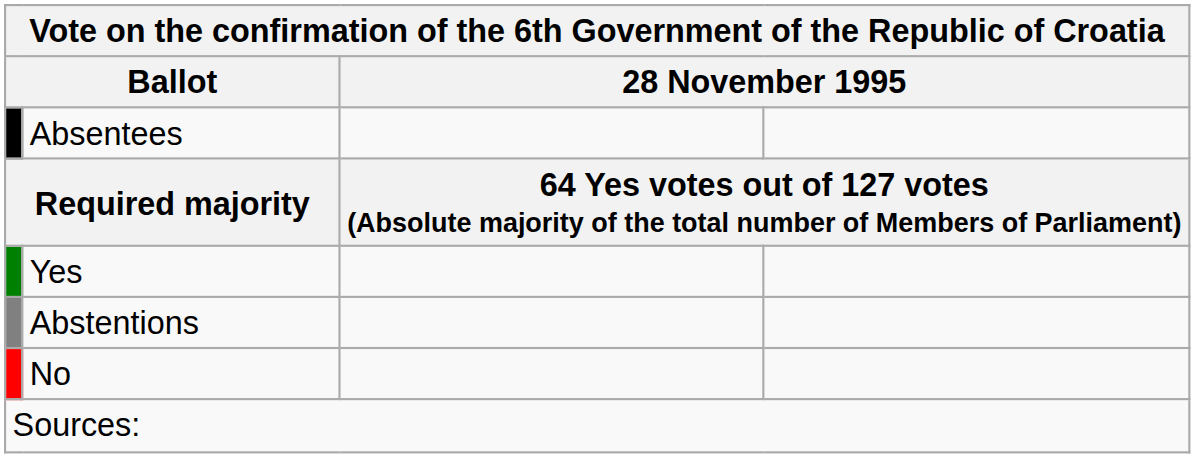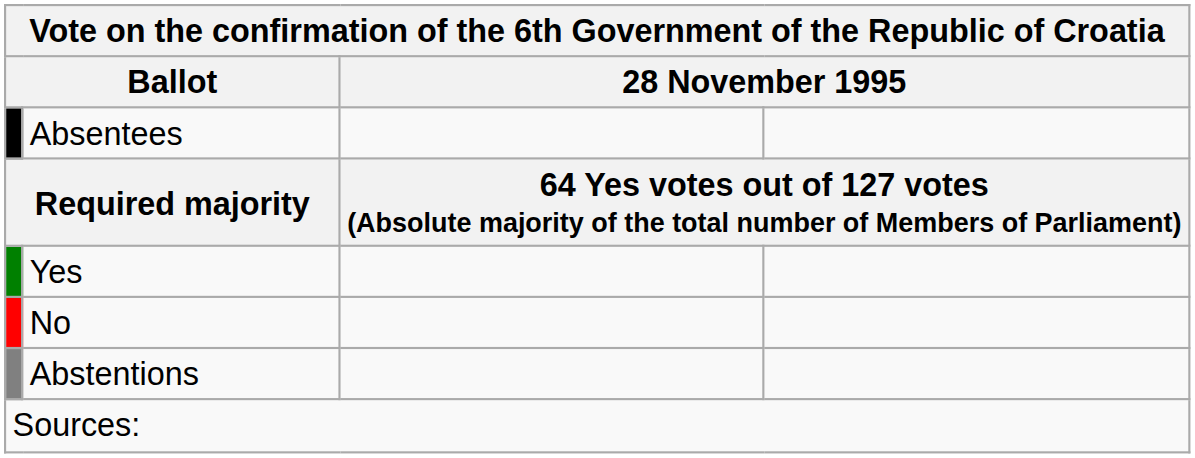rows swapped: (50, 375) <-> (114, 323)
